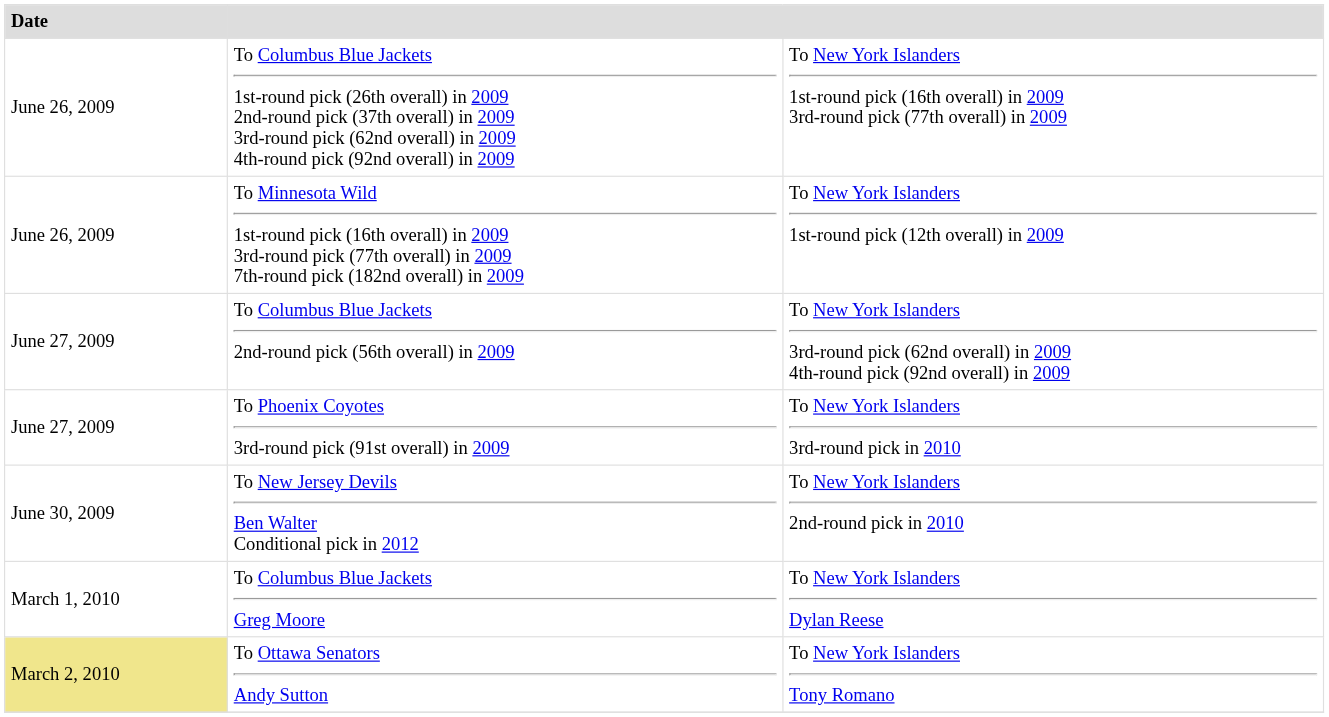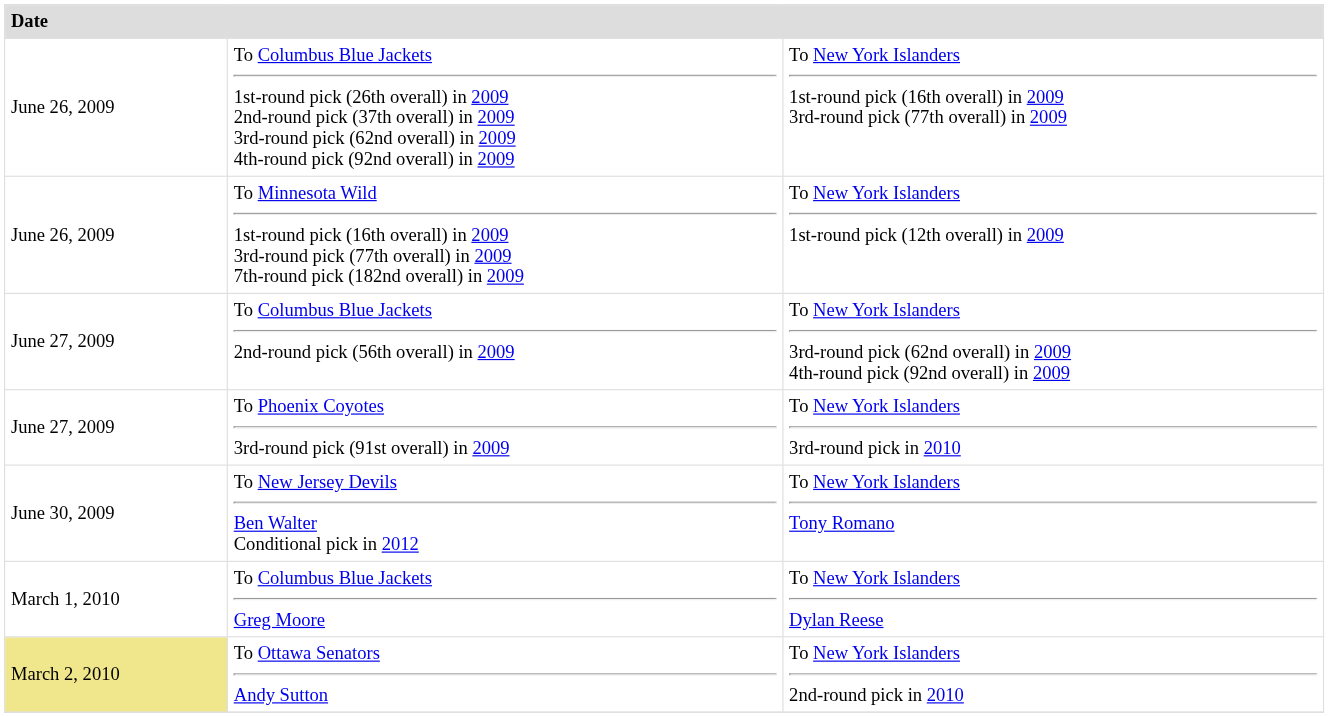(1053, 502) To New York Islanders 2nd-round pick in 2010 -> (1053, 502) To New York Islanders Tony Romano
(1053, 674) To New York Islanders Tony Romano -> (1053, 674) To New York Islanders 2nd-round pick in 2010
